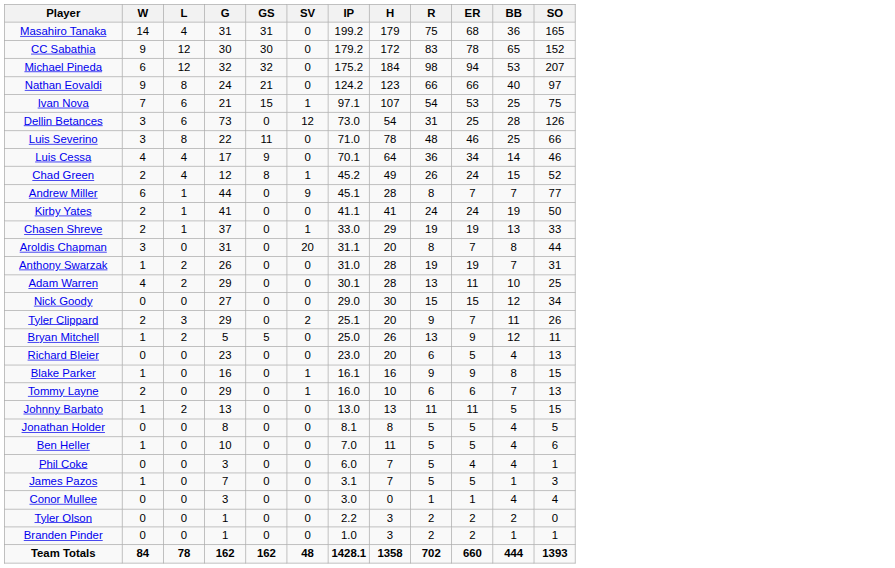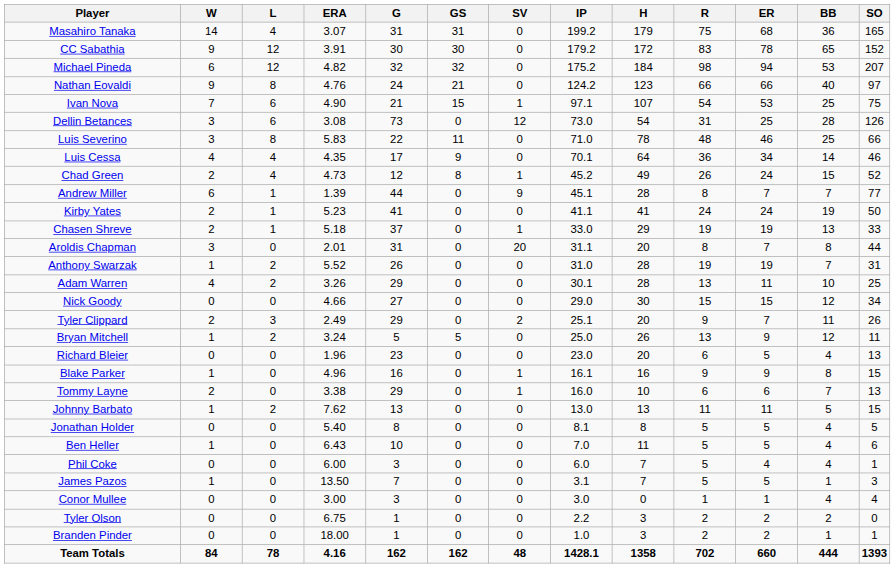+ column: (335, 13)
